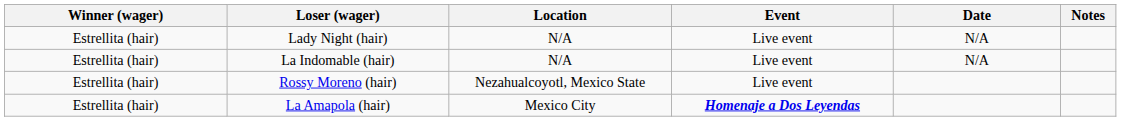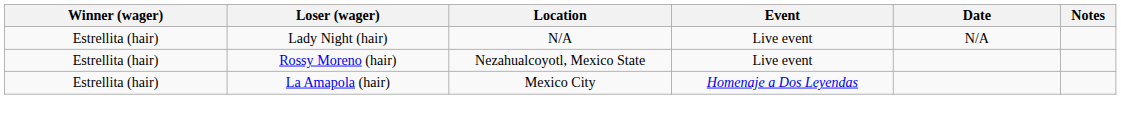- row: (338, 60)
(782, 104) bold -> (782, 82) normal
